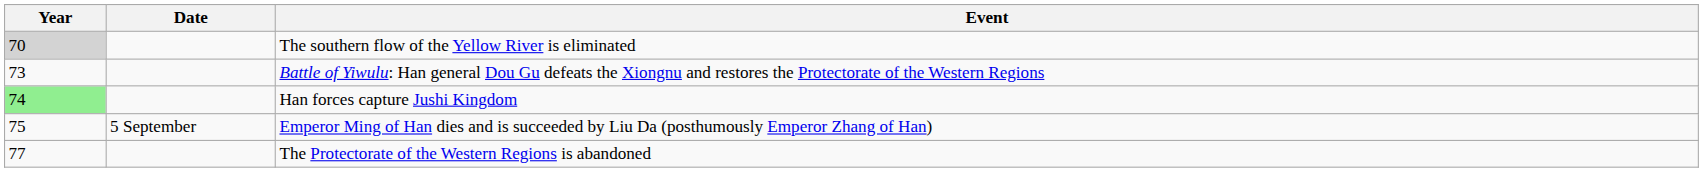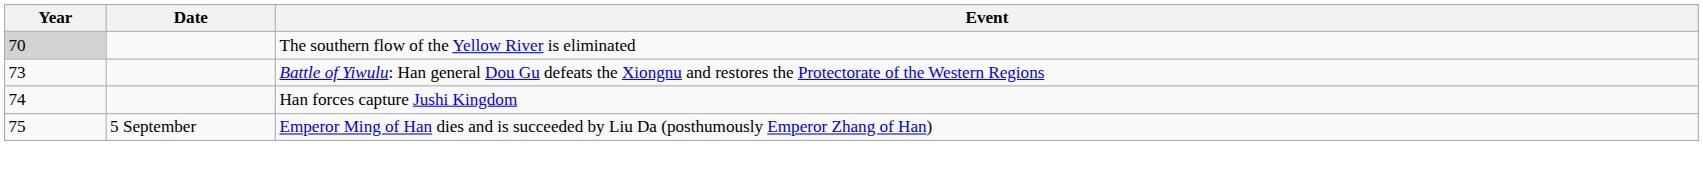(17, 99) lightgreen background -> (17, 99) no background
- row: (465, 153)
